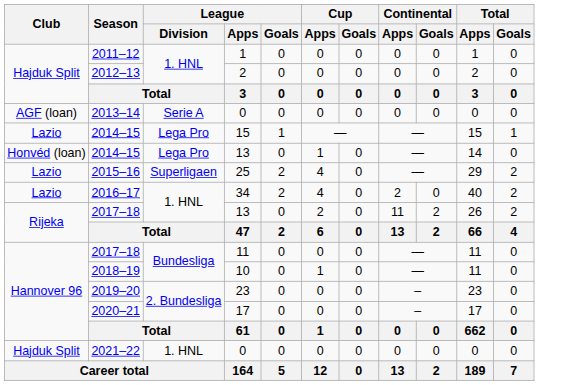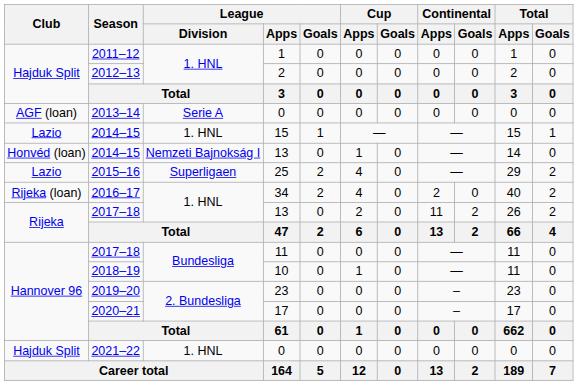(184, 133) Lega Pro -> (203, 133) 1. HNL
(184, 152) Lega Pro -> (203, 152) Nemzeti Bajnokság I
(46, 192) Lazio -> (46, 192) Rijeka (loan)
